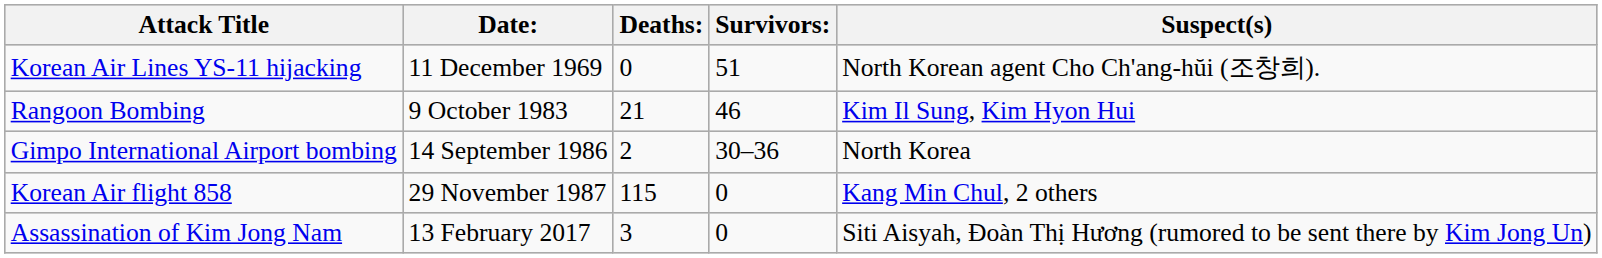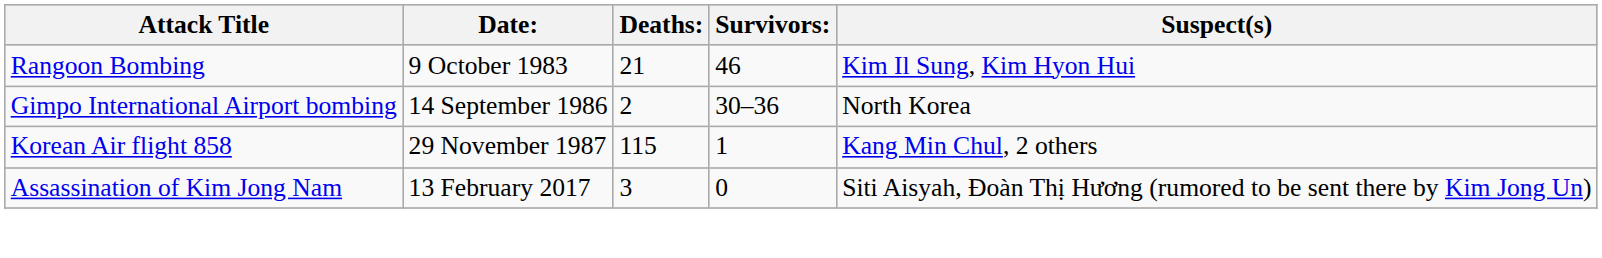- row: (186, 67)
(722, 192) 0 -> (722, 146) 1
